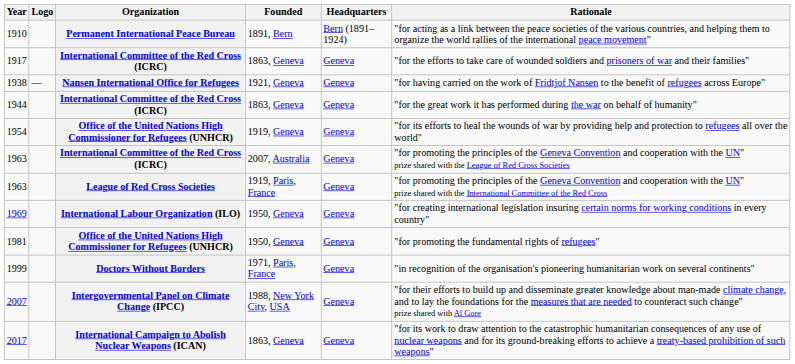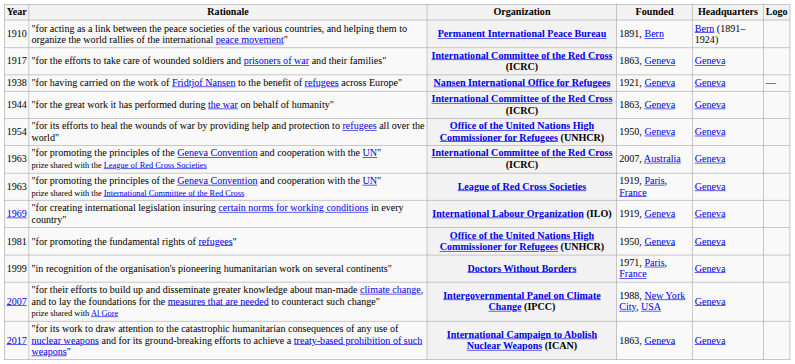columns swapped: (42, 12) <-> (591, 12)
(276, 132) 1919, Geneva -> (647, 132) 1950, Geneva
(276, 214) 1950, Geneva -> (647, 214) 1919, Geneva
